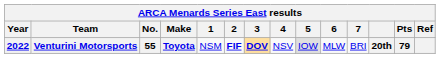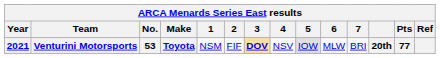(18, 45) 2022 -> (18, 45) 2021
(150, 45) 55 -> (150, 45) 53
(234, 45) bold -> (234, 45) normal
(404, 45) 79 -> (404, 45) 77
